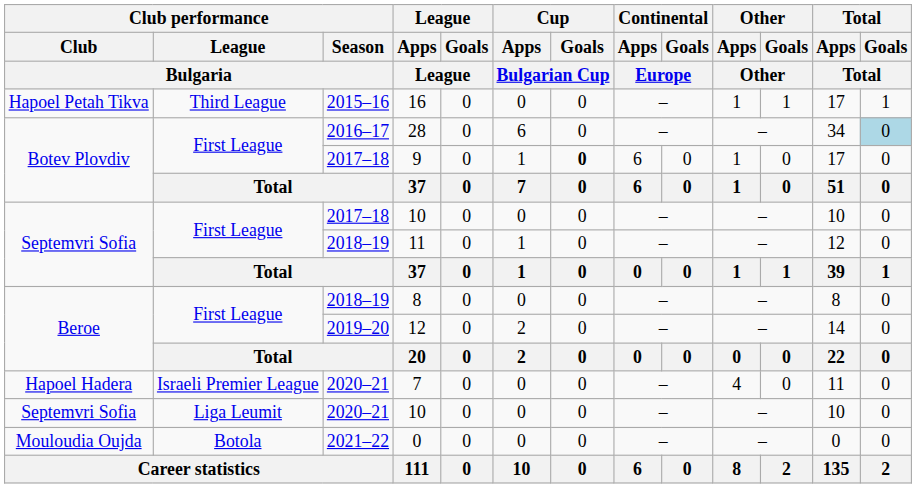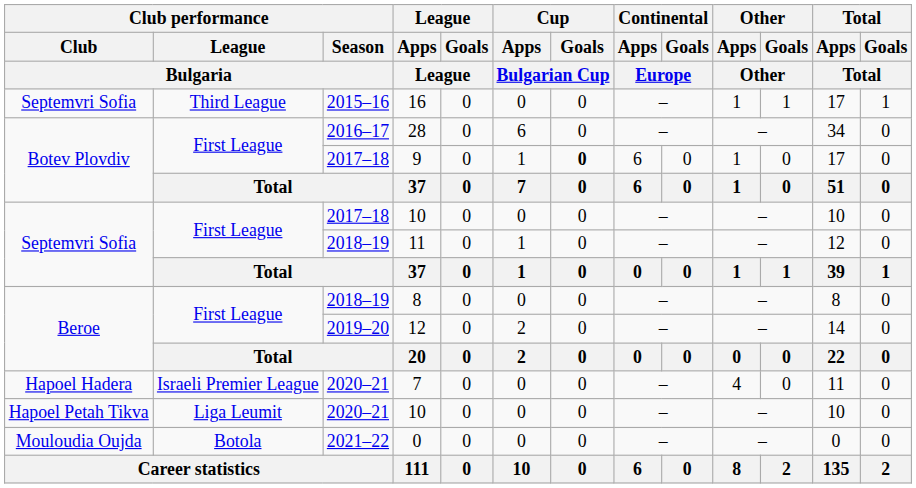(79, 103) Hapoel Petah Tikva -> (79, 103) Septemvri Sofia
(886, 131) lightblue background -> (886, 131) no background
(79, 412) Septemvri Sofia -> (79, 412) Hapoel Petah Tikva
